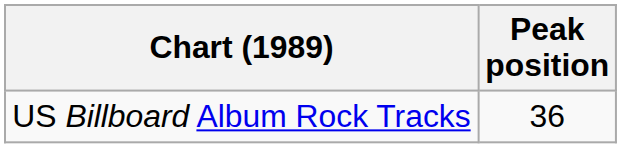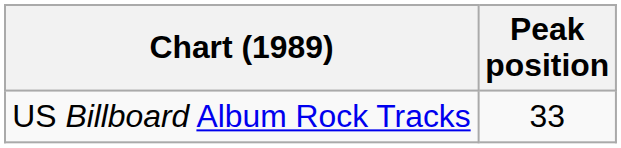(547, 116) 36 -> (547, 116) 33
